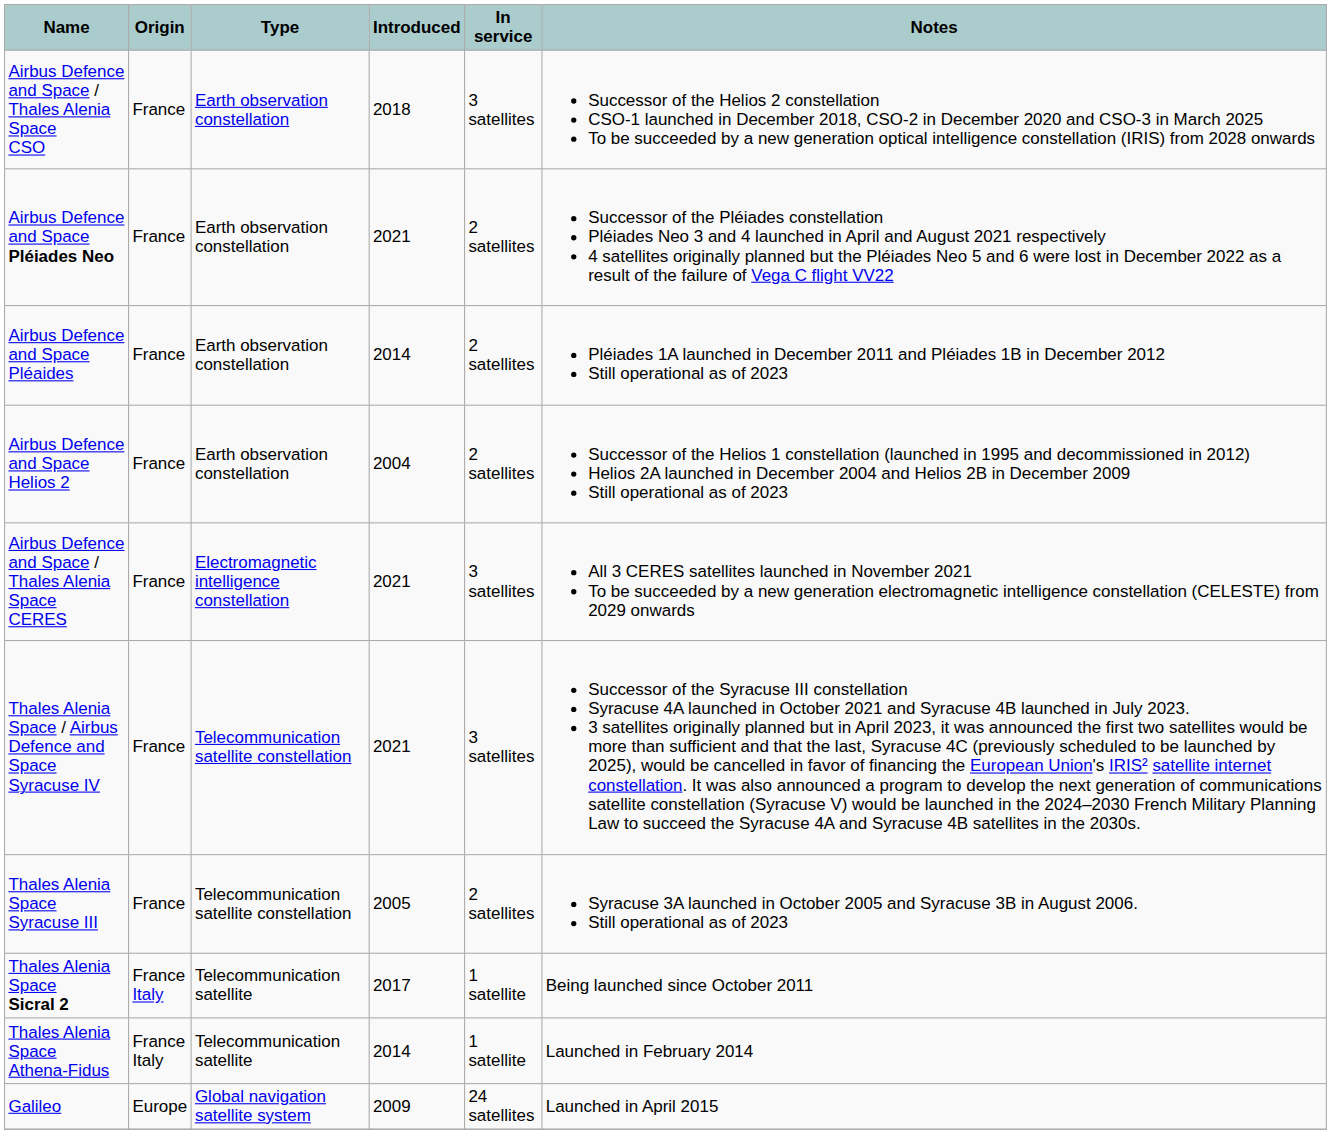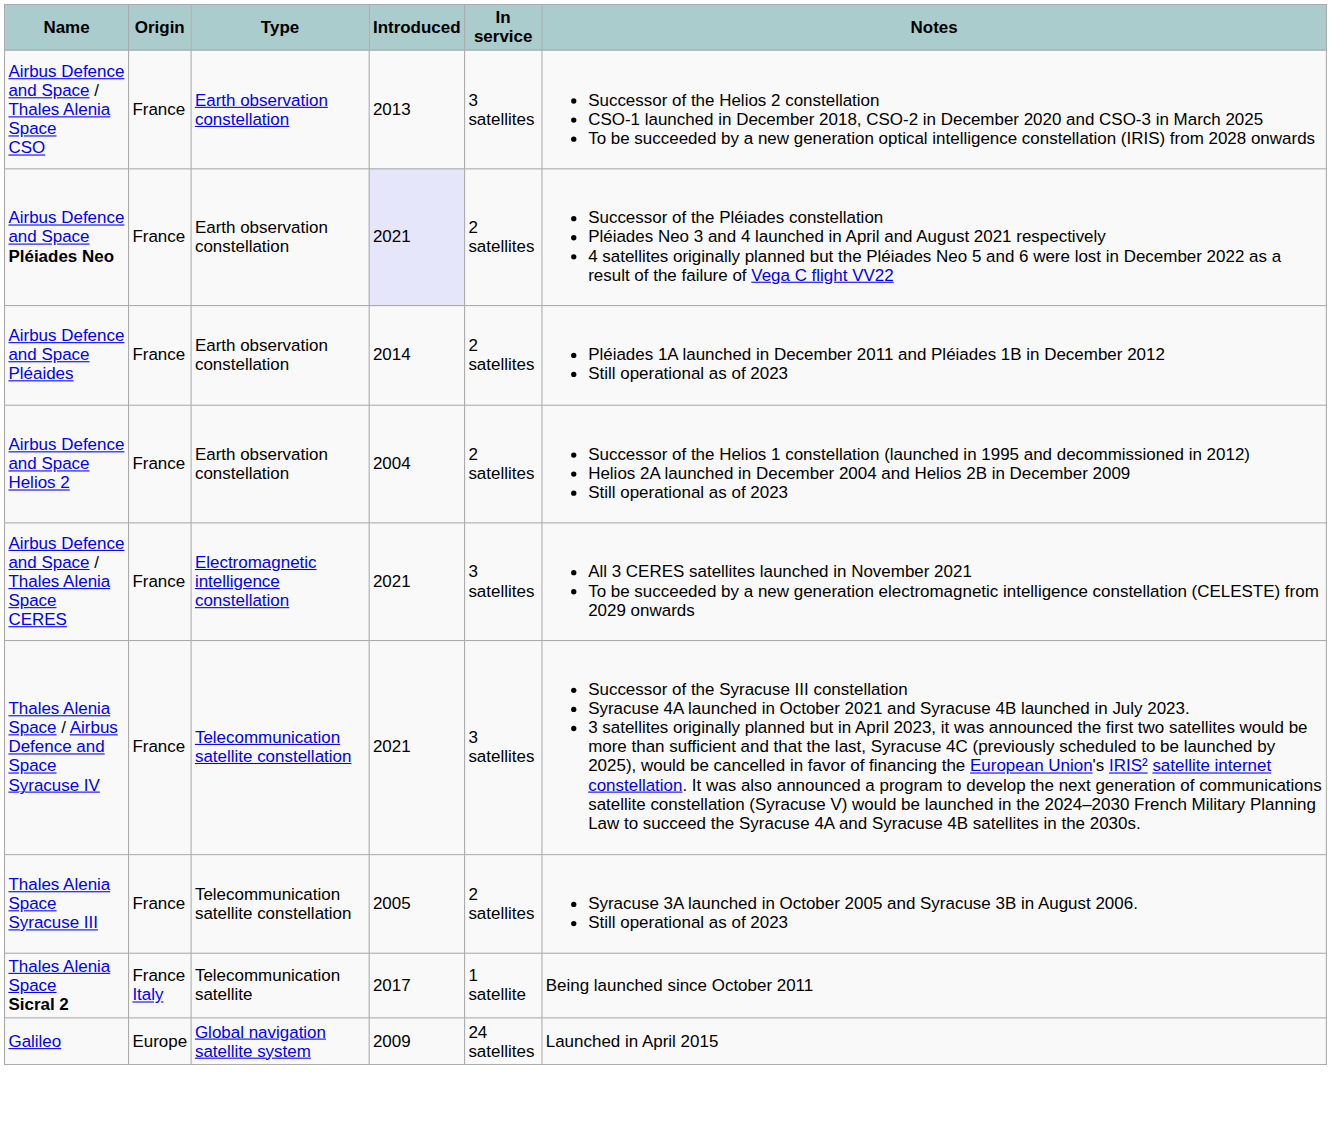(392, 109) 2018 -> (392, 109) 2013
(392, 237) no background -> (392, 237) lavender background
- row: (59, 1050)
